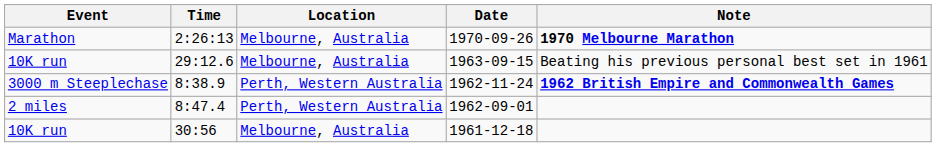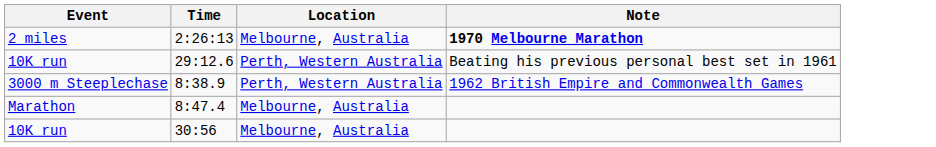- column: (491, 16)
(42, 39) Marathon -> (37, 39) 2 miles
(325, 62) Melbourne, Australia -> (341, 62) Perth, Western Australia
(717, 85) bold -> (626, 85) normal
(37, 108) 2 miles -> (42, 108) Marathon
(341, 108) Perth, Western Australia -> (325, 108) Melbourne, Australia
